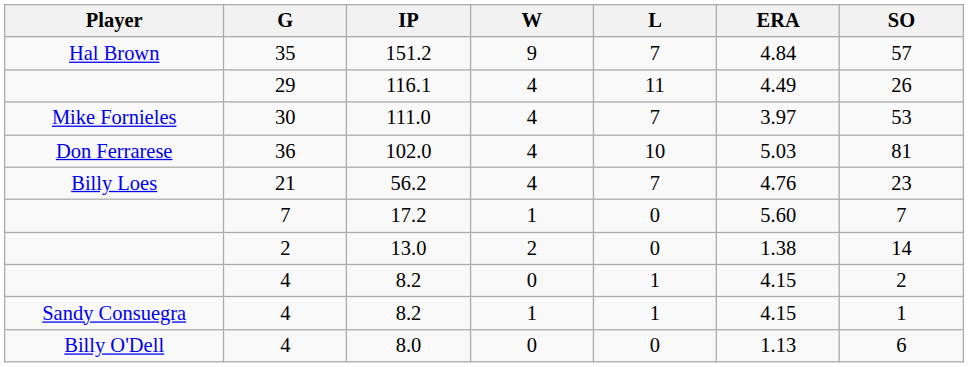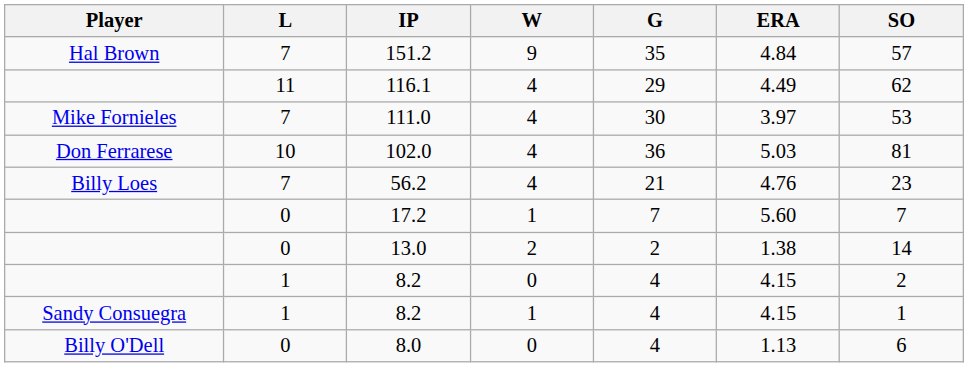columns swapped: (285, 20) <-> (655, 20)
(901, 85) 26 -> (901, 85) 62
